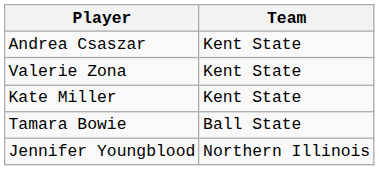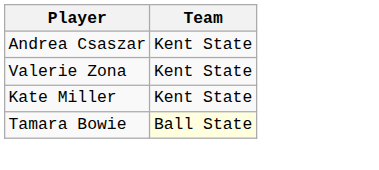(252, 125) no background -> (203, 125) lightyellow background
- row: (102, 151)
